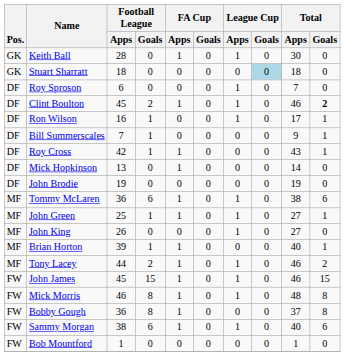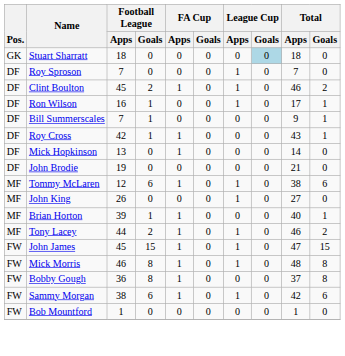- row: (50, 55)
(121, 87) 6 -> (121, 71) 7
(325, 103) bold -> (325, 87) normal
(296, 183) 19 -> (296, 167) 21
(121, 199) 36 -> (121, 183) 12
- row: (52, 215)
(296, 279) 46 -> (296, 247) 47
(296, 327) 40 -> (296, 295) 42
